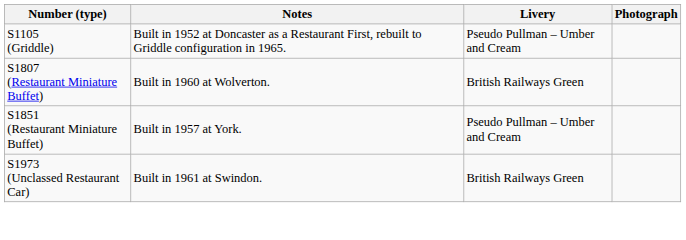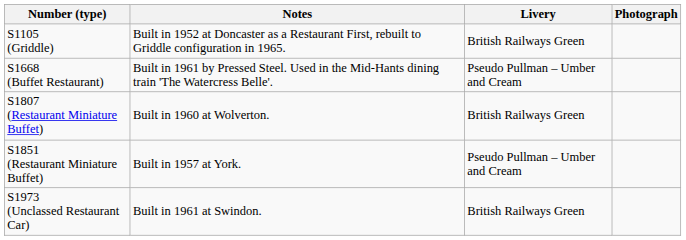(530, 41) Pseudo Pullman – Umber and Cream -> (526, 41) British Railways Green
+ row: (55, 75)
